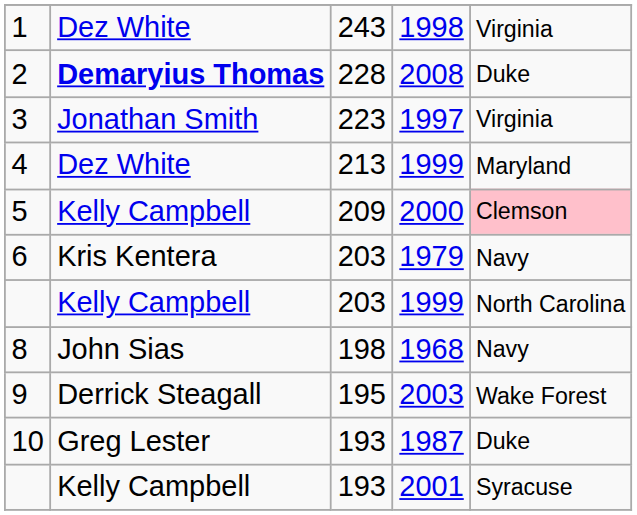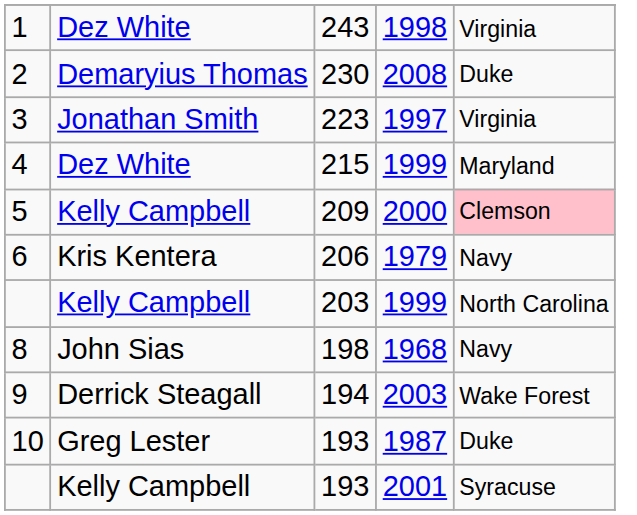(191, 73) bold -> (182, 73) normal
(362, 73) 228 -> (345, 73) 230
(362, 165) 213 -> (345, 165) 215
(362, 257) 203 -> (345, 257) 206
(362, 394) 195 -> (345, 394) 194
